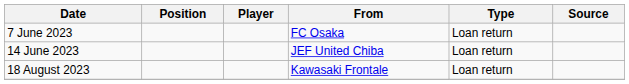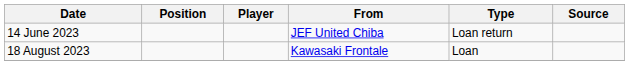- row: (40, 33)
(482, 70) Loan return -> (465, 51) Loan
